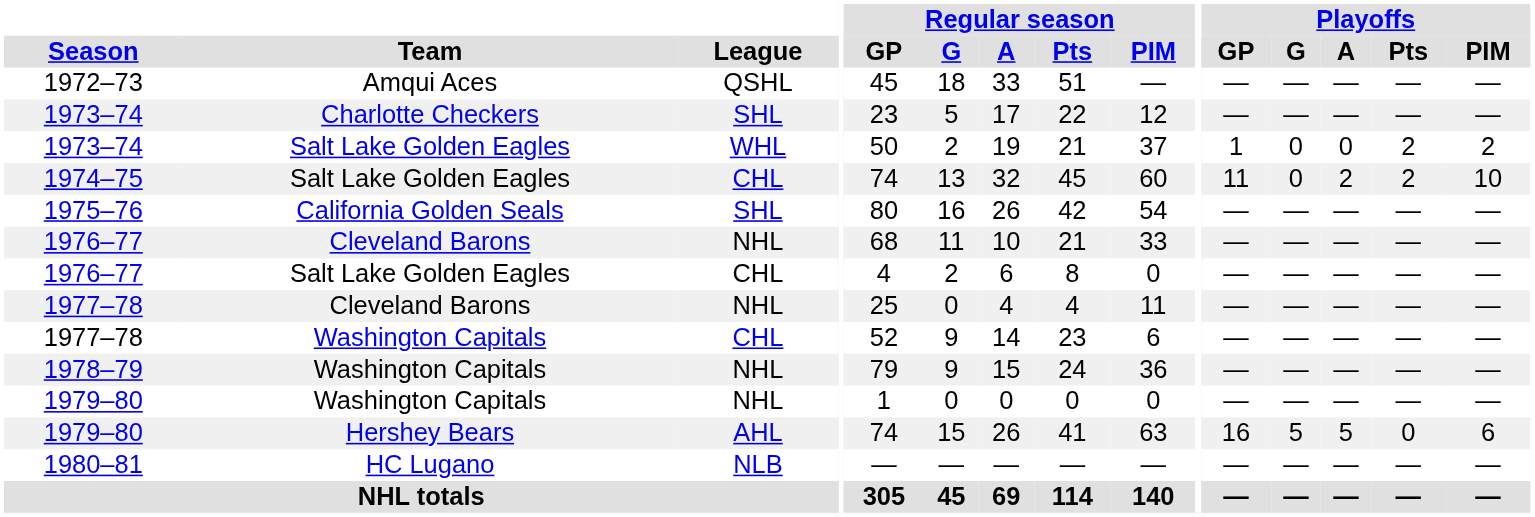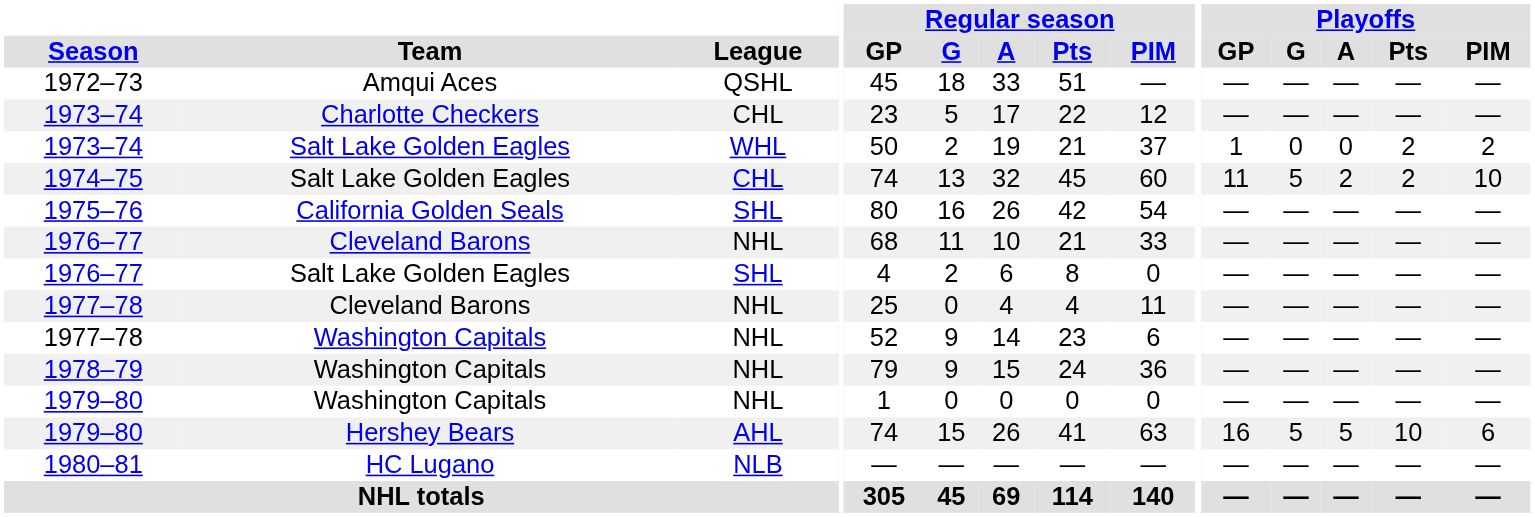(758, 115) SHL -> (758, 115) CHL
(1296, 178) 0 -> (1296, 178) 5
(758, 274) CHL -> (758, 274) SHL
(758, 337) CHL -> (758, 337) NHL
(1408, 433) 0 -> (1408, 433) 10
